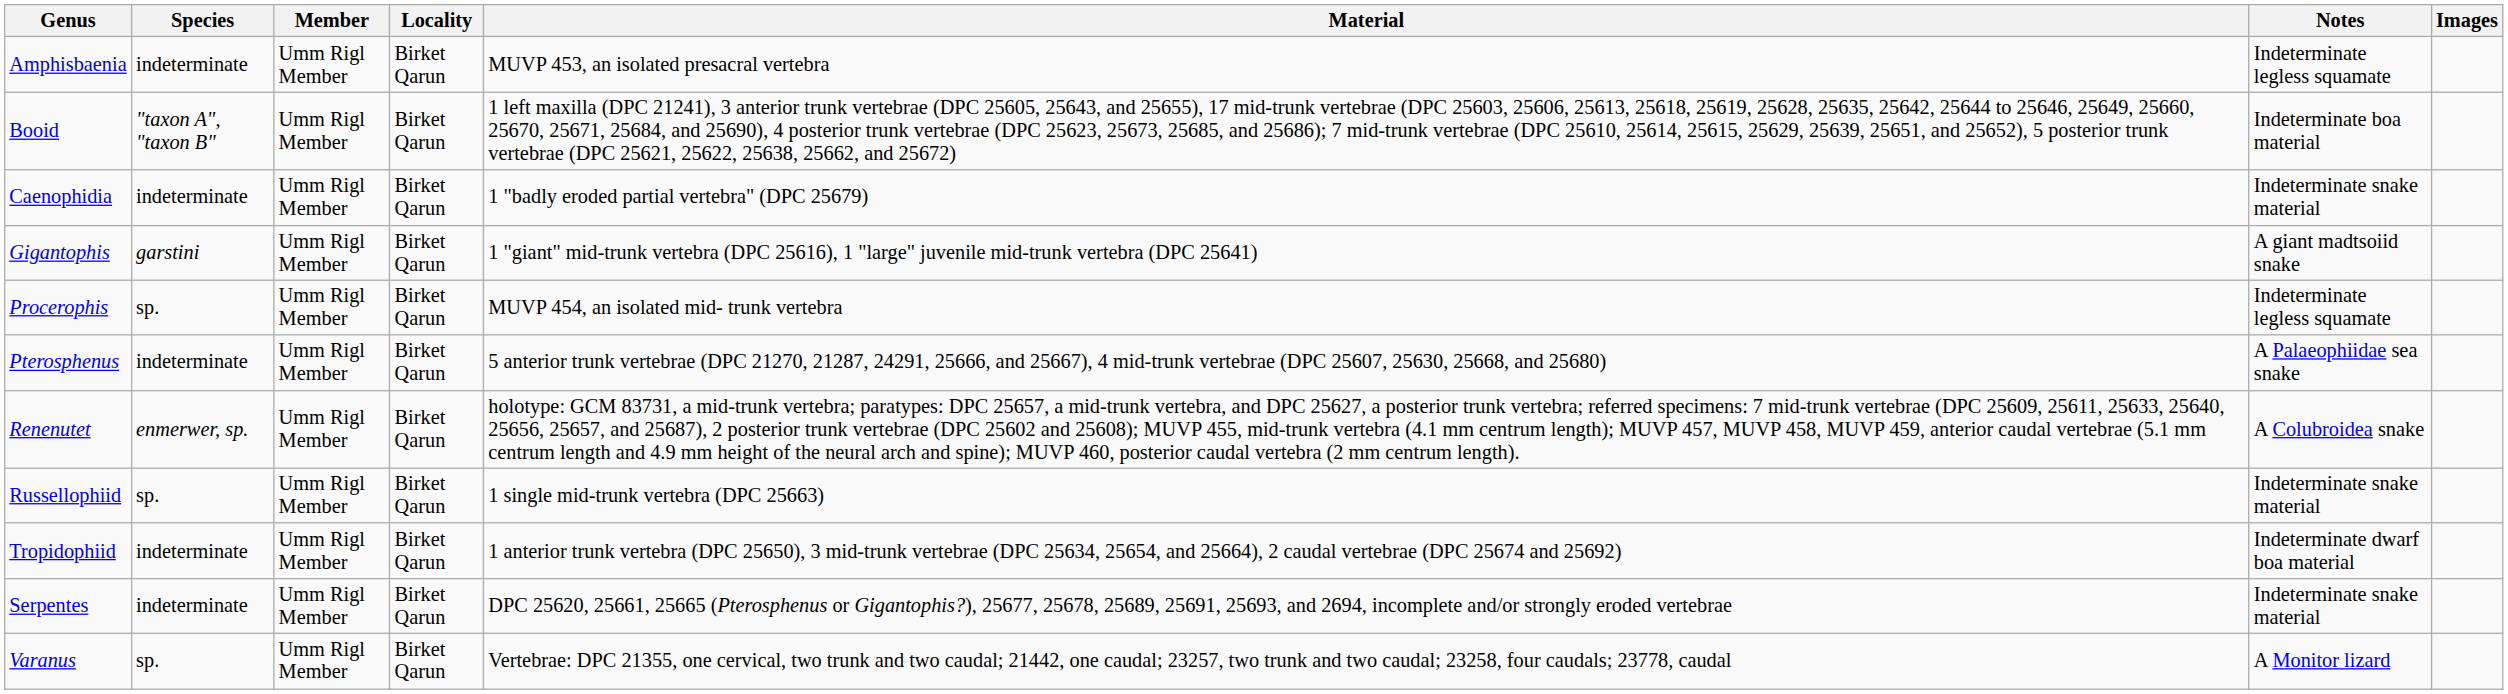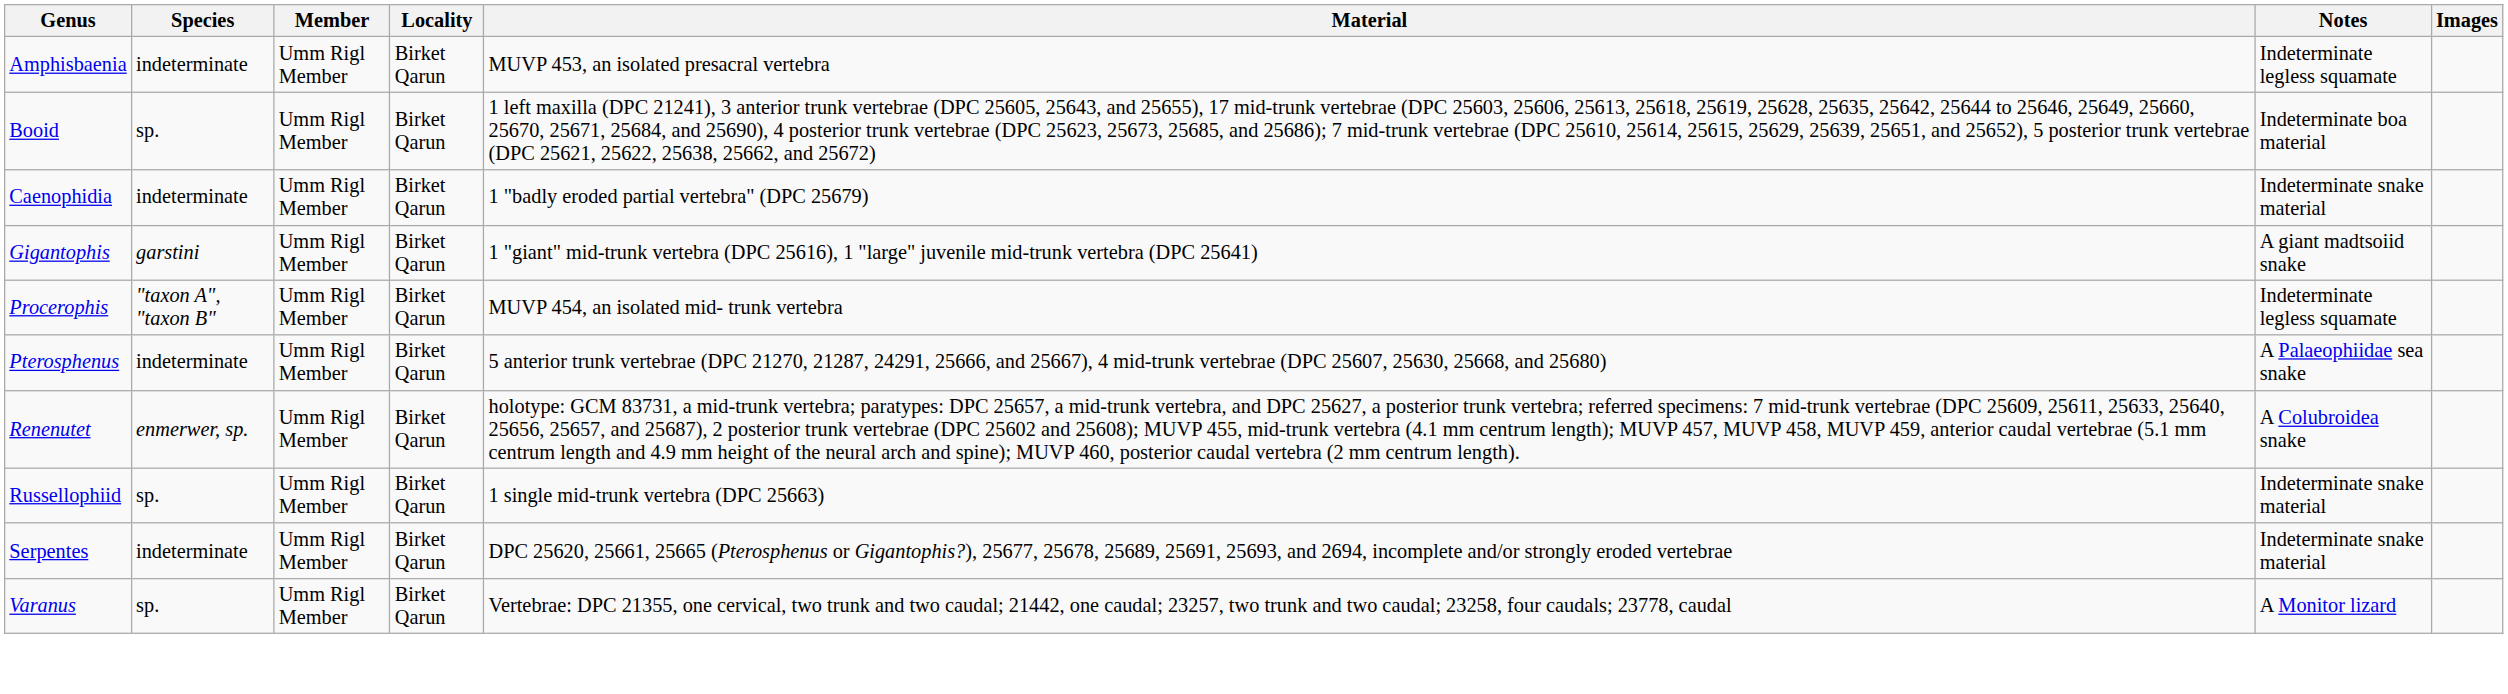(178, 130) "taxon A", "taxon B" -> (148, 130) sp.
(148, 307) sp. -> (178, 307) "taxon A", "taxon B"
- row: (63, 550)
